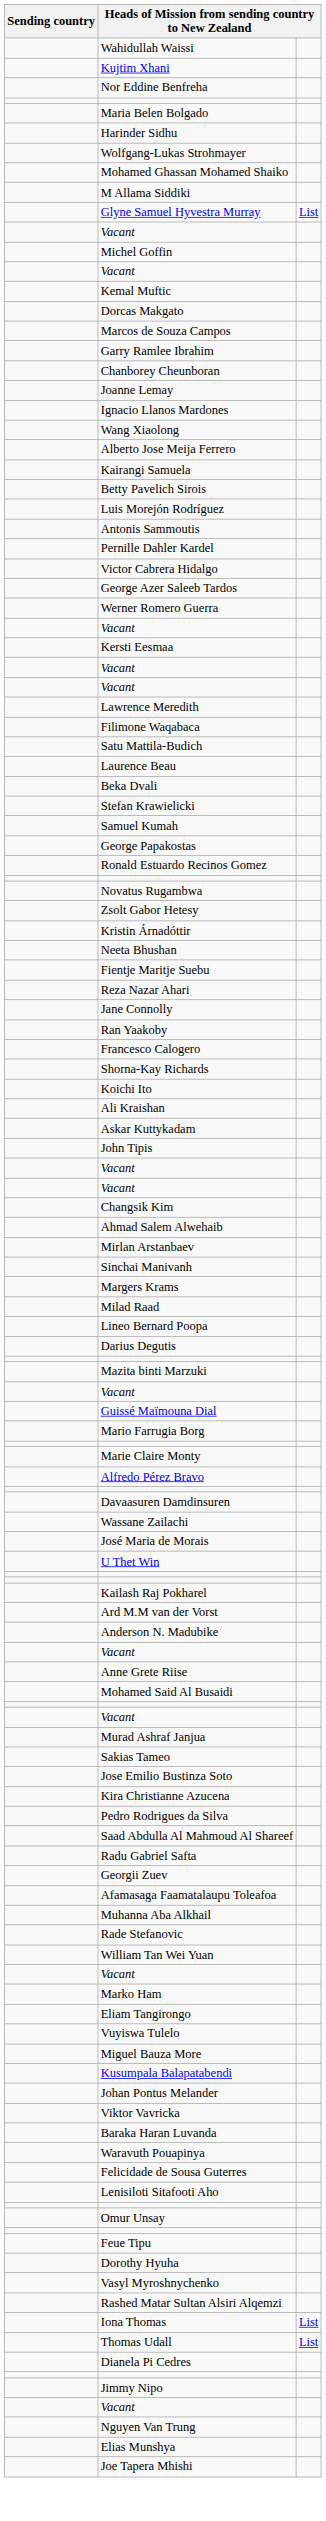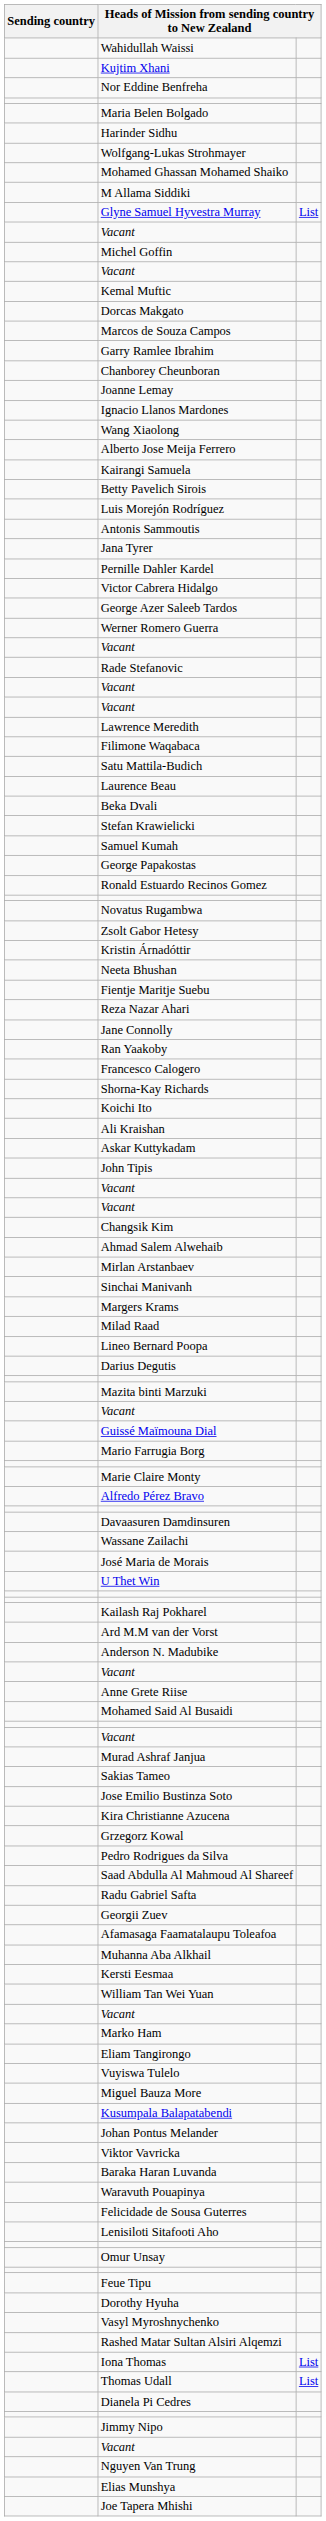+ row: (127, 548)
rows swapped: (137, 647) <-> (142, 1934)
+ row: (142, 1835)
